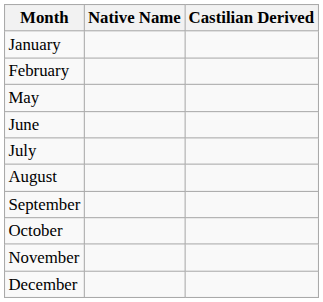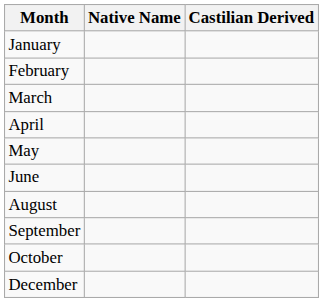+ row: (30, 97)
+ row: (26, 124)
- row: (22, 151)
- row: (44, 257)
